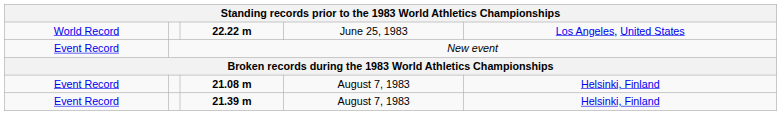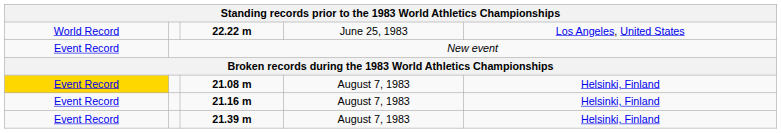(86, 83) no background -> (86, 83) gold background
+ row: (232, 101)
